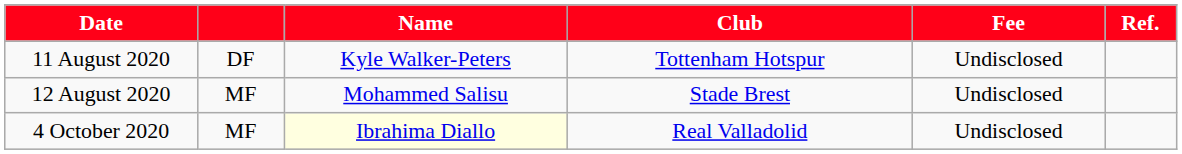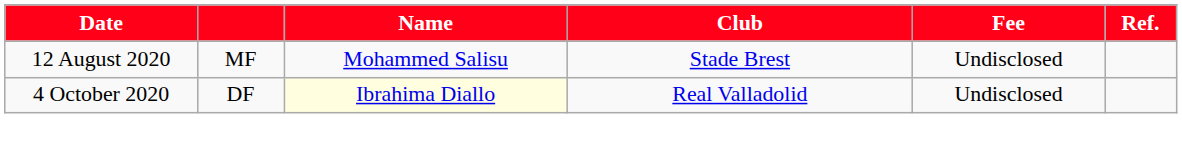- row: (101, 59)
(241, 131) MF -> (241, 95) DF
